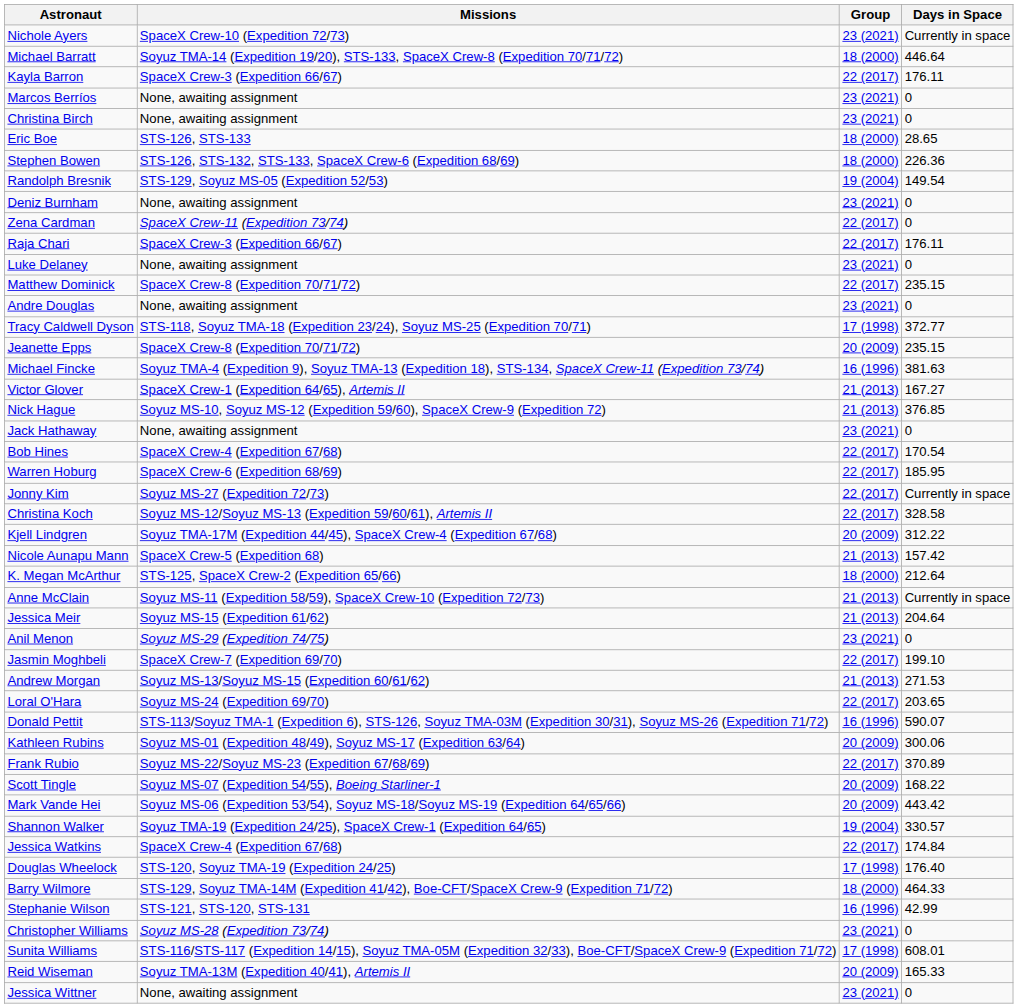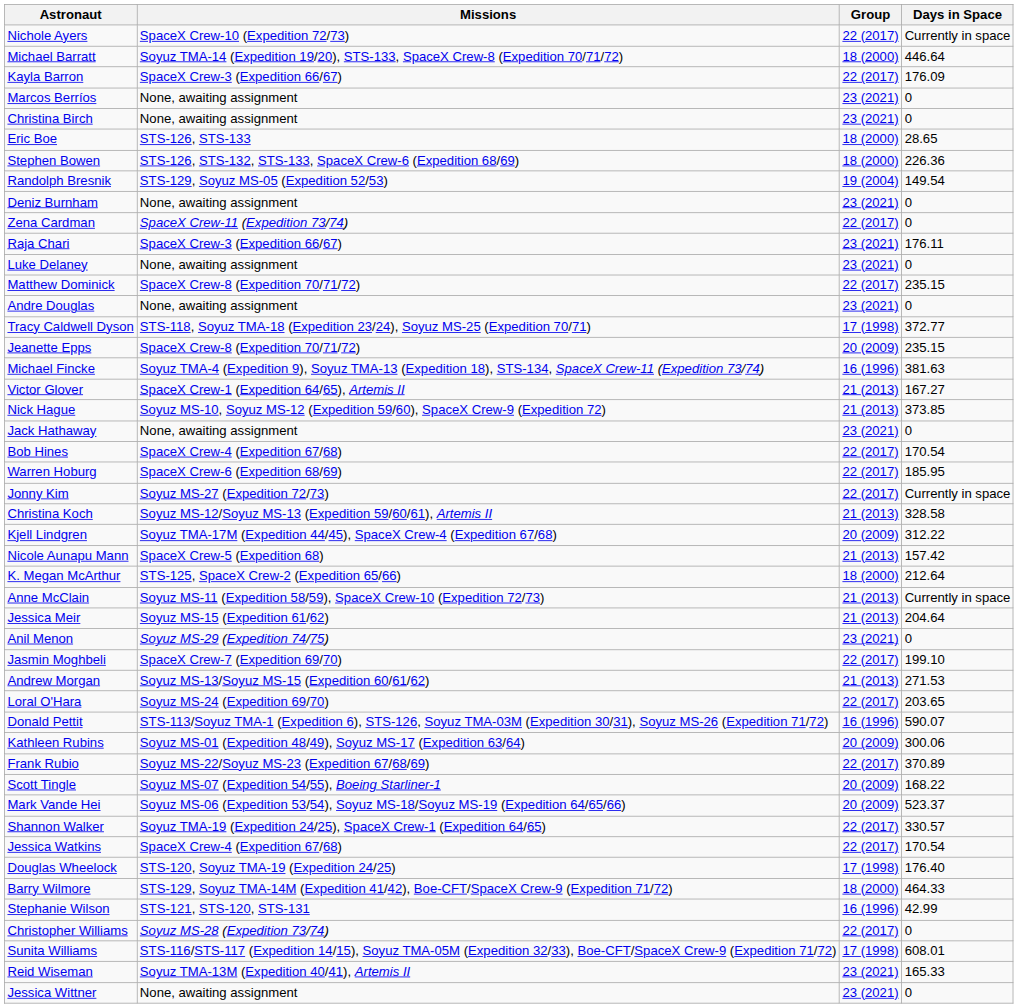(870, 35) 23 (2021) -> (870, 35) 22 (2017)
(924, 77) 176.11 -> (925, 77) 176.09
(870, 243) 22 (2017) -> (870, 243) 23 (2021)
(925, 410) 376.85 -> (925, 410) 373.85
(870, 514) 22 (2017) -> (870, 514) 21 (2013)
(925, 805) 443.42 -> (925, 805) 523.37
(870, 826) 19 (2004) -> (870, 826) 22 (2017)
(925, 847) 174.84 -> (925, 847) 170.54
(870, 930) 23 (2021) -> (870, 930) 22 (2017)
(870, 972) 20 (2009) -> (870, 972) 23 (2021)
